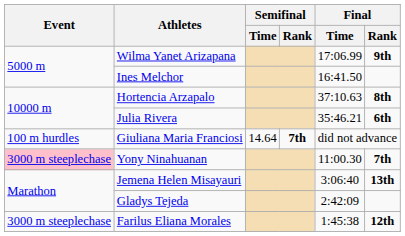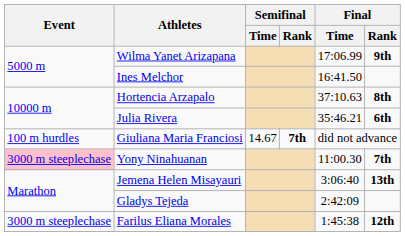(263, 139) 14.64 -> (263, 139) 14.67
